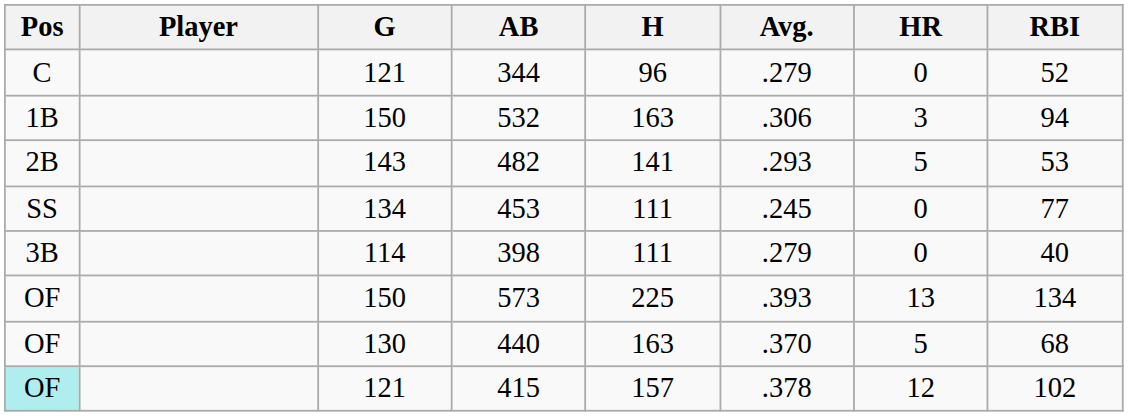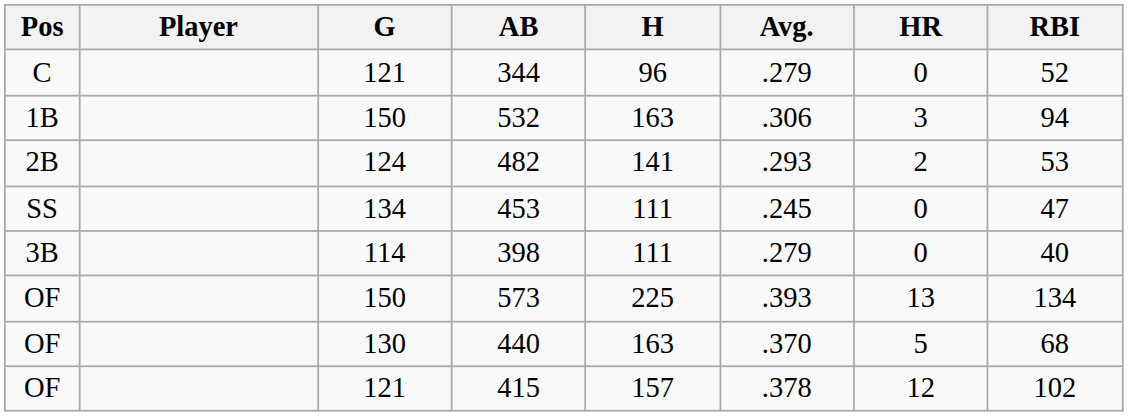(385, 162) 143 -> (385, 162) 124
(921, 162) 5 -> (921, 162) 2
(1055, 207) 77 -> (1055, 207) 47
(42, 388) paleturquoise background -> (42, 388) no background
